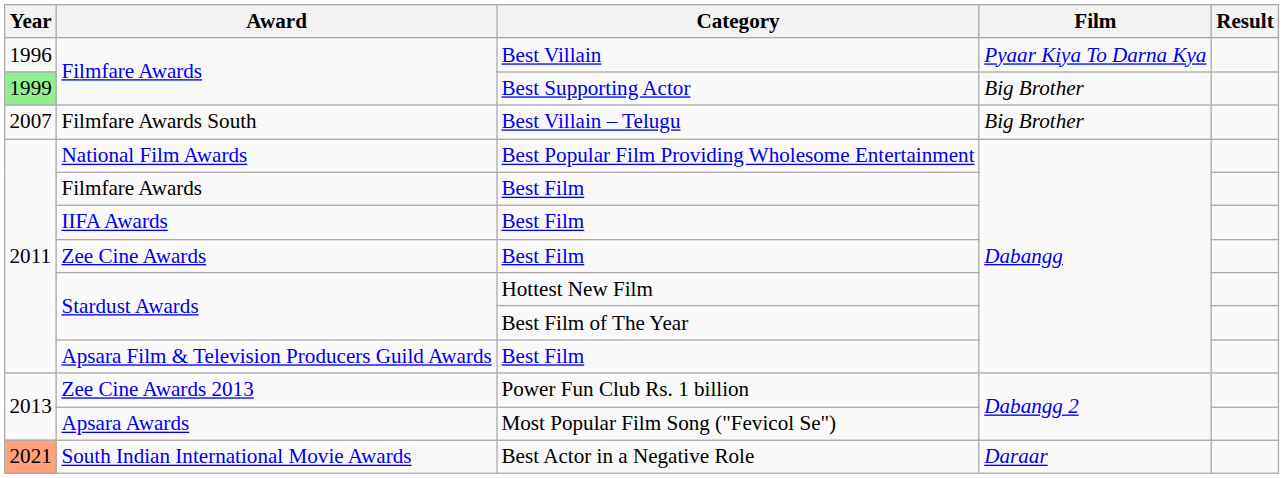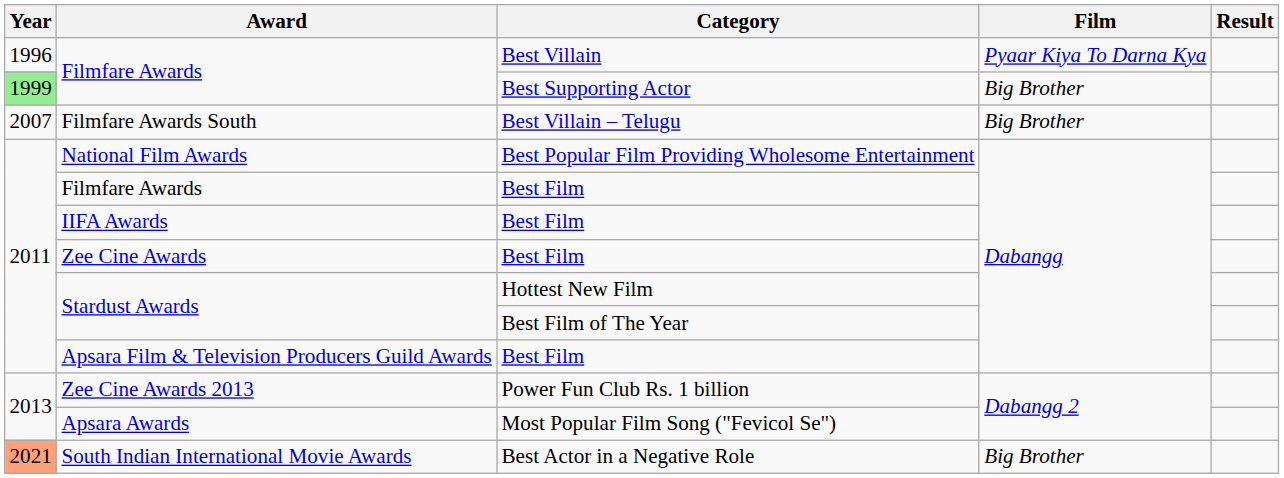(1016, 456) Daraar -> (1034, 456) Big Brother
